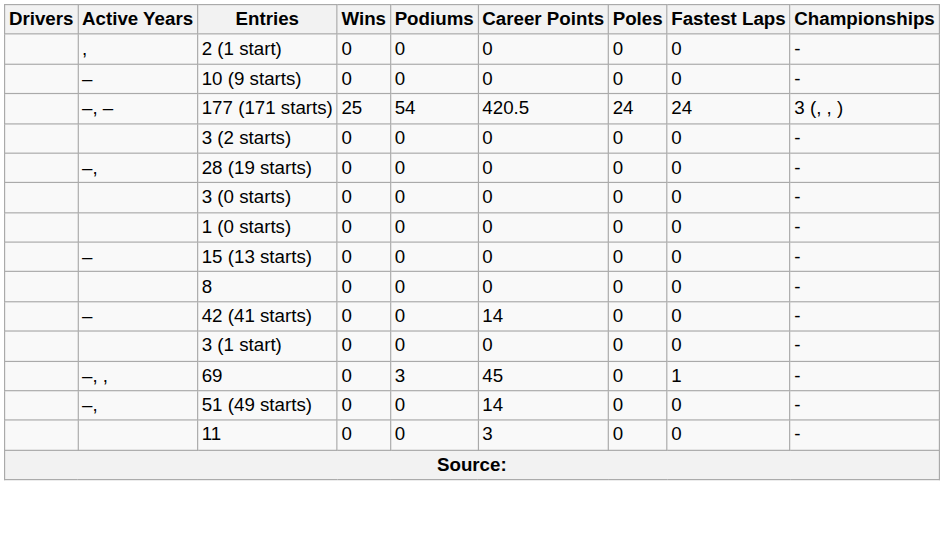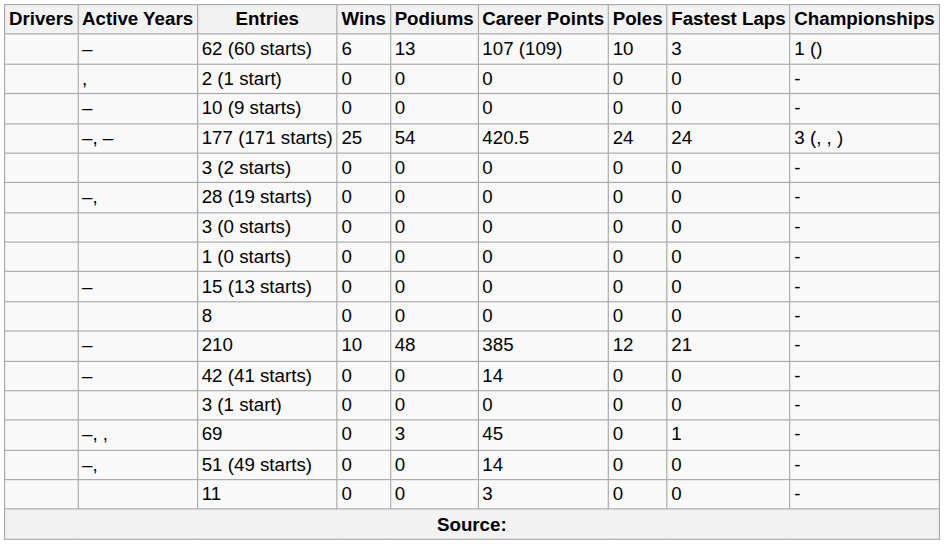+ row: (257, 49)
+ row: (217, 345)
